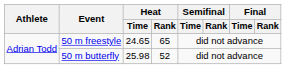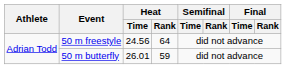(138, 41) 24.65 -> (138, 41) 24.56
(165, 41) 65 -> (165, 41) 64
(138, 56) 25.98 -> (138, 56) 26.01
(165, 56) 52 -> (165, 56) 59
